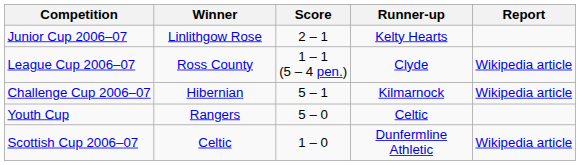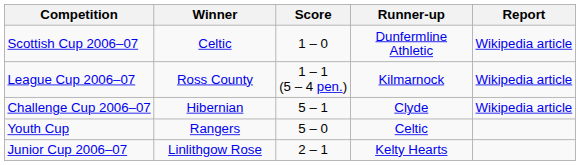rows swapped: (73, 142) <-> (67, 36)
(411, 64) Clyde -> (411, 79) Kilmarnock
(411, 93) Kilmarnock -> (411, 108) Clyde
